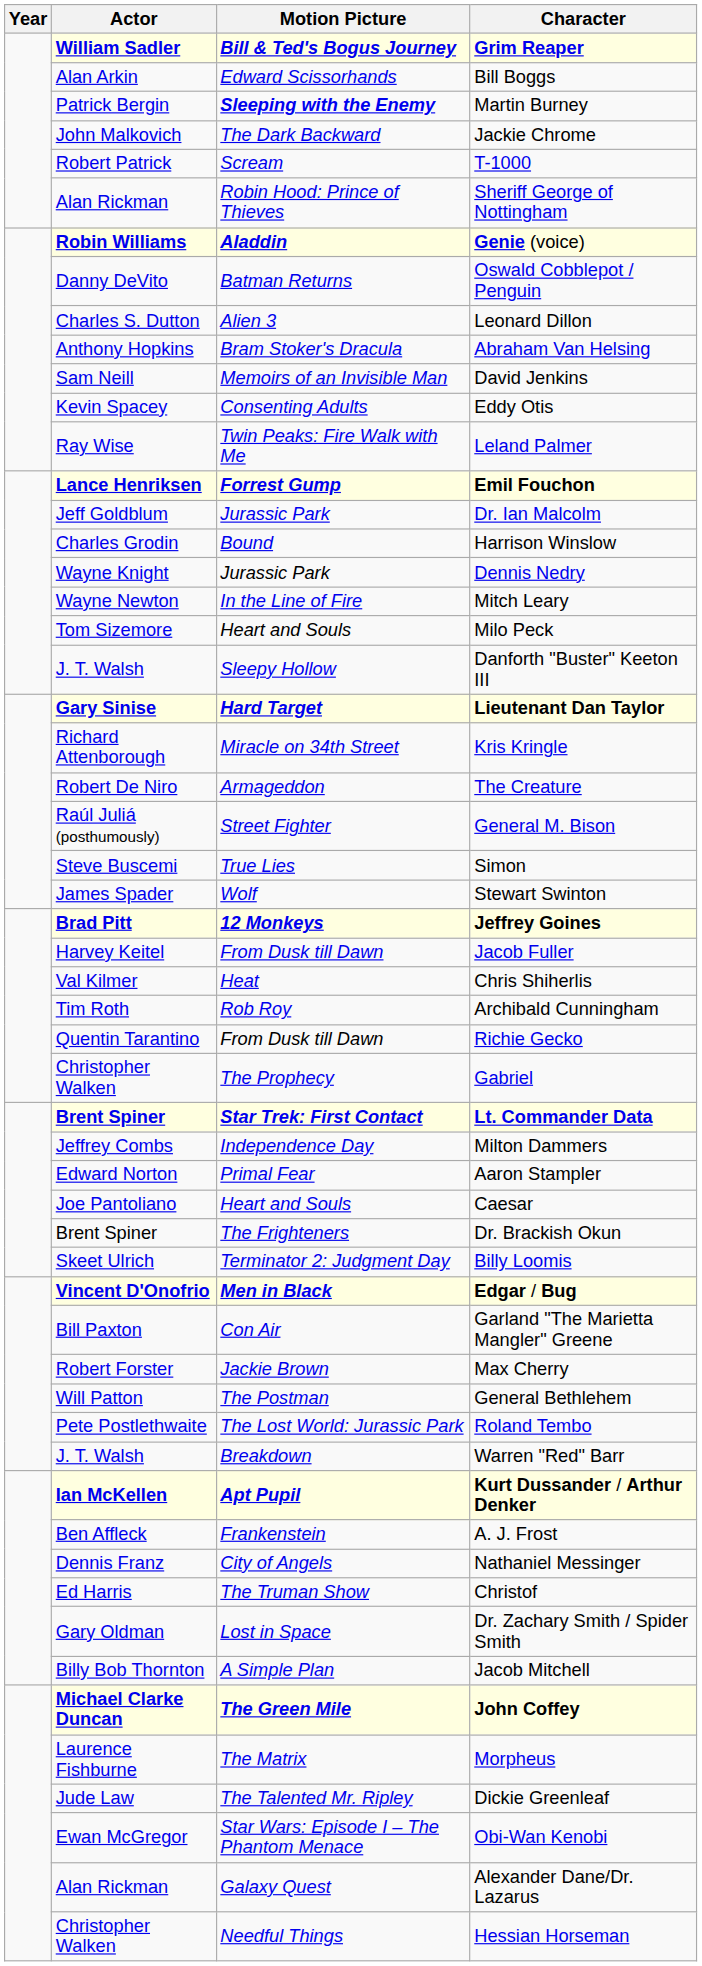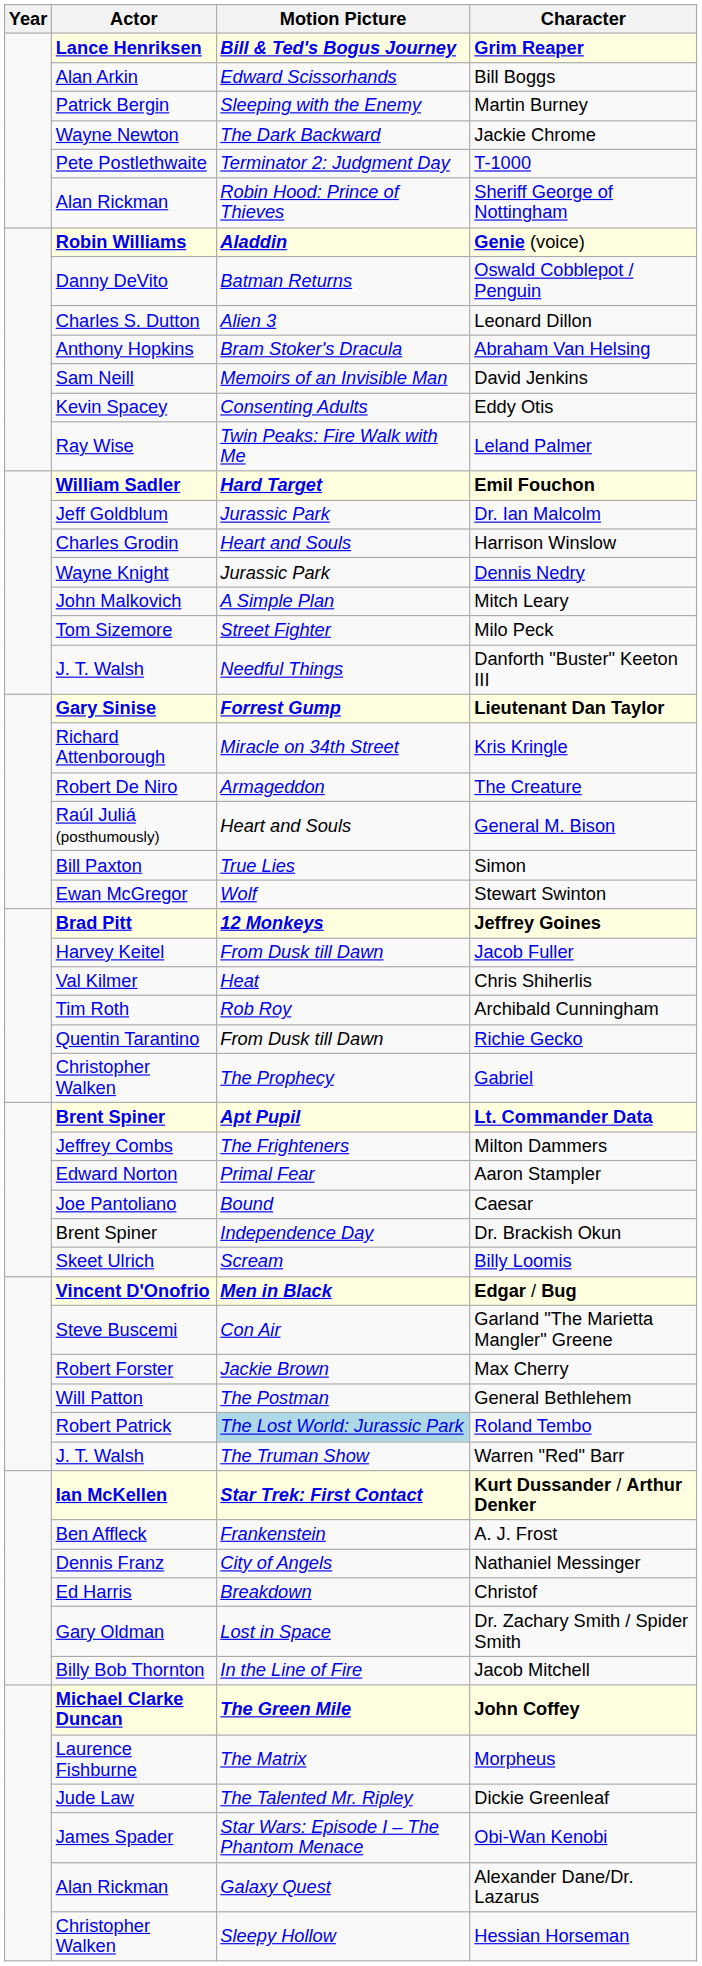(118, 47) William Sadler -> (129, 47) Lance Henriksen
(328, 105) bold -> (321, 105) normal
(119, 134) John Malkovich -> (117, 134) Wayne Newton
(114, 163) Robert Patrick -> (131, 163) Pete Postlethwaite
(252, 163) Scream -> (335, 163) Terminator 2: Judgment Day
(129, 485) Lance Henriksen -> (118, 485) William Sadler
(281, 485) Forrest Gump -> (271, 485) Hard Target
(247, 543) Bound -> (286, 543) Heart and Souls
(117, 601) Wayne Newton -> (119, 601) John Malkovich
(291, 601) In the Line of Fire -> (277, 601) A Simple Plan
(286, 630) Heart and Souls -> (276, 630) Street Fighter
(278, 669) Sleepy Hollow -> (282, 669) Needful Things
(271, 708) Hard Target -> (281, 708) Forrest Gump
(276, 826) Street Fighter -> (286, 826) Heart and Souls
(117, 865) Steve Buscemi -> (99, 865) Bill Paxton
(115, 894) James Spader -> (122, 894) Ewan McGregor
(322, 1117) Star Trek: First Contact -> (260, 1117) Apt Pupil
(297, 1146) Independence Day -> (285, 1146) The Frighteners
(286, 1203) Heart and Souls -> (247, 1203) Bound
(285, 1232) The Frighteners -> (297, 1232) Independence Day
(335, 1261) Terminator 2: Judgment Day -> (252, 1261) Scream
(99, 1329) Bill Paxton -> (117, 1329) Steve Buscemi
(131, 1427) Pete Postlethwaite -> (114, 1427) Robert Patrick
(342, 1427) no background -> (342, 1427) lightblue background
(266, 1455) Breakdown -> (295, 1455) The Truman Show
(260, 1495) Apt Pupil -> (322, 1495) Star Trek: First Contact
(295, 1592) The Truman Show -> (266, 1592) Breakdown
(277, 1670) A Simple Plan -> (291, 1670) In the Line of Fire
(122, 1837) Ewan McGregor -> (115, 1837) James Spader
(282, 1936) Needful Things -> (278, 1936) Sleepy Hollow
